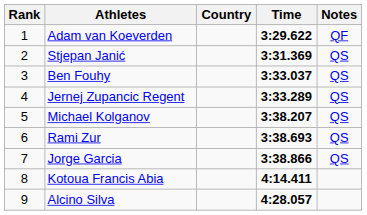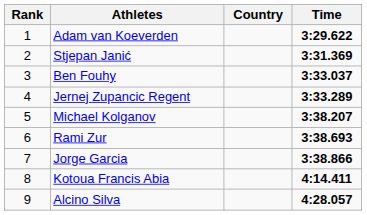- column: (339, 14)
